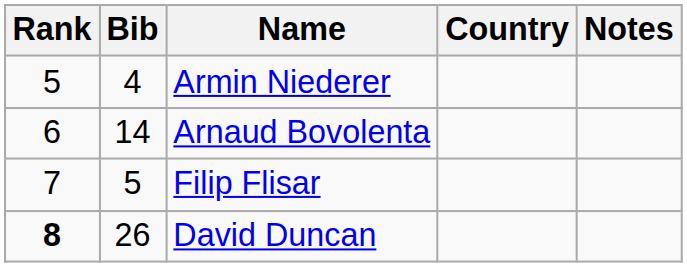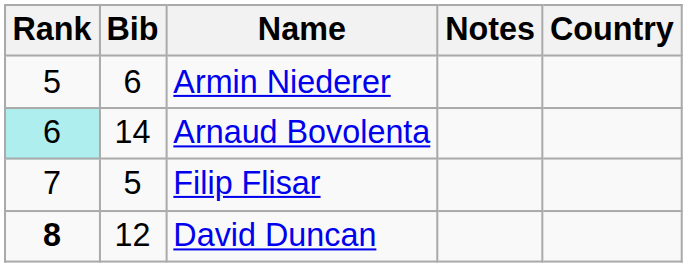columns swapped: (507, 30) <-> (629, 30)
(132, 81) 4 -> (132, 81) 6
(52, 132) no background -> (52, 132) paleturquoise background
(132, 235) 26 -> (132, 235) 12
